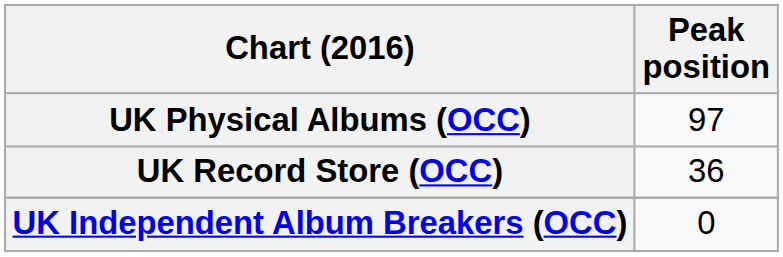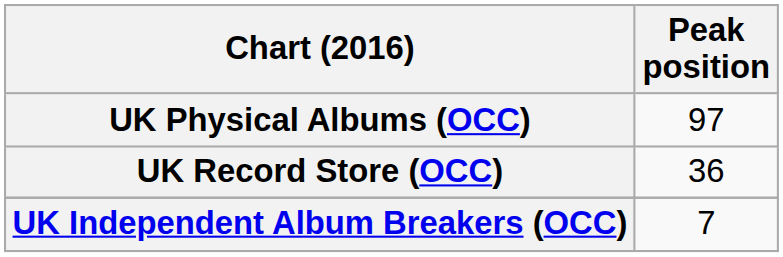(706, 223) 0 -> (706, 223) 7
